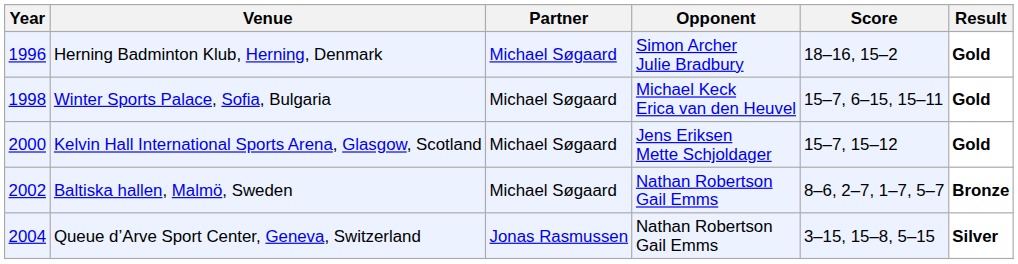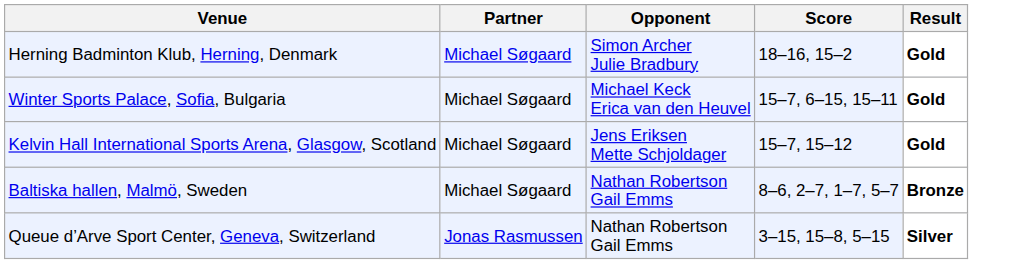- column: (27, 18)
